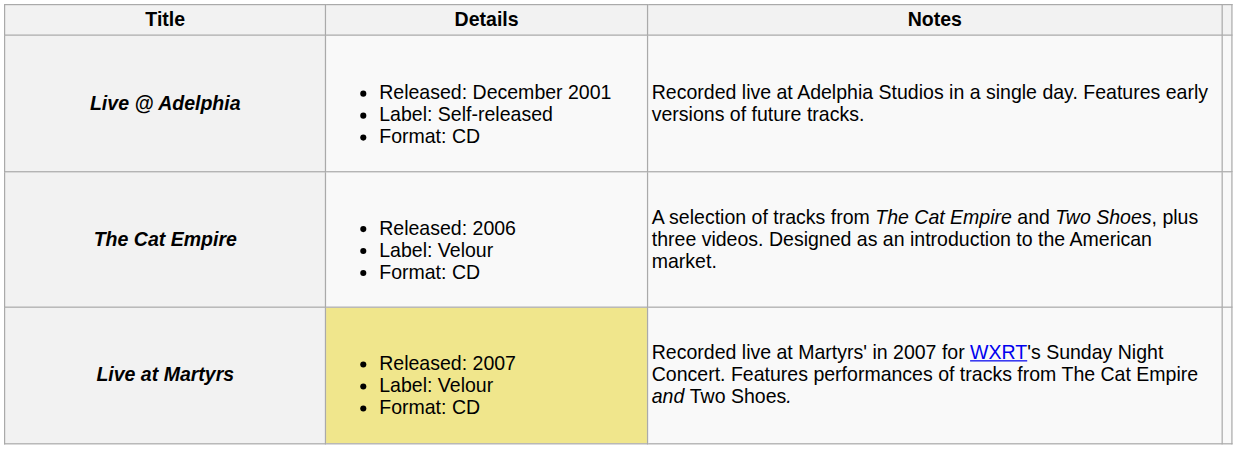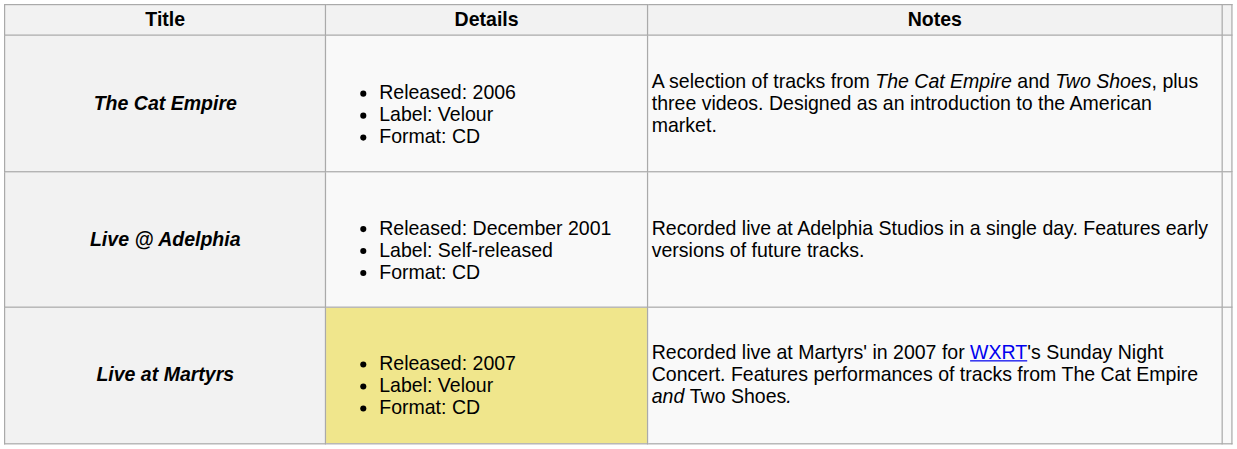rows swapped: (165, 103) <-> (165, 239)
